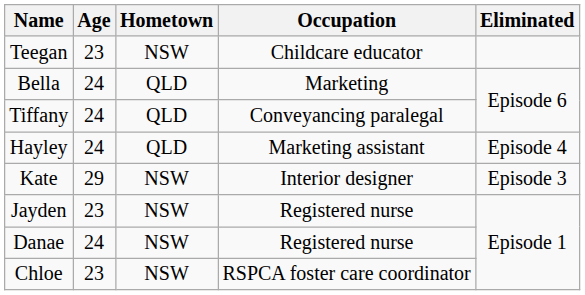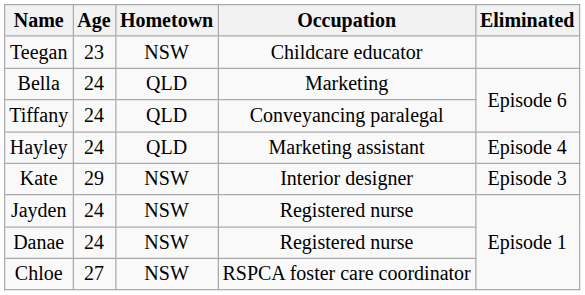(94, 210) 23 -> (94, 210) 24
(94, 274) 23 -> (94, 274) 27
